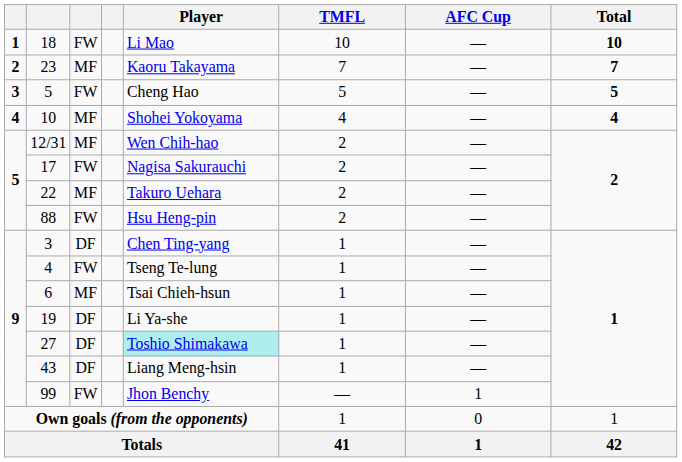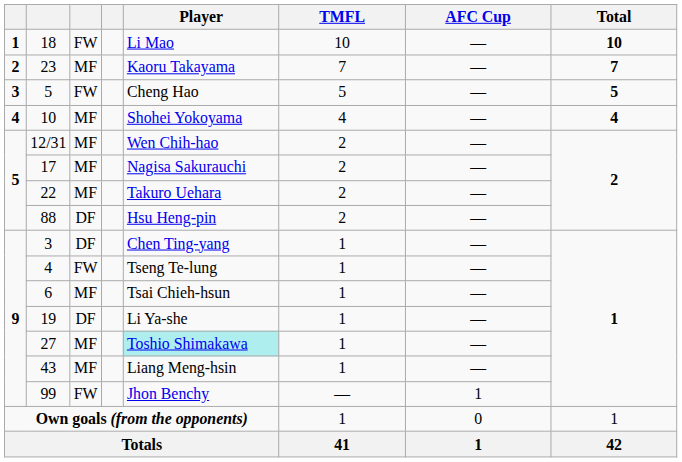(86, 167) FW -> (86, 167) MF
(86, 218) FW -> (86, 218) DF
(86, 343) DF -> (86, 343) MF
(86, 368) DF -> (86, 368) MF
